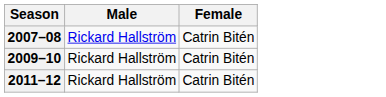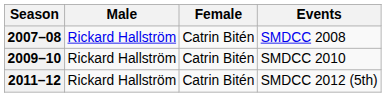+ column: (319, 15)
